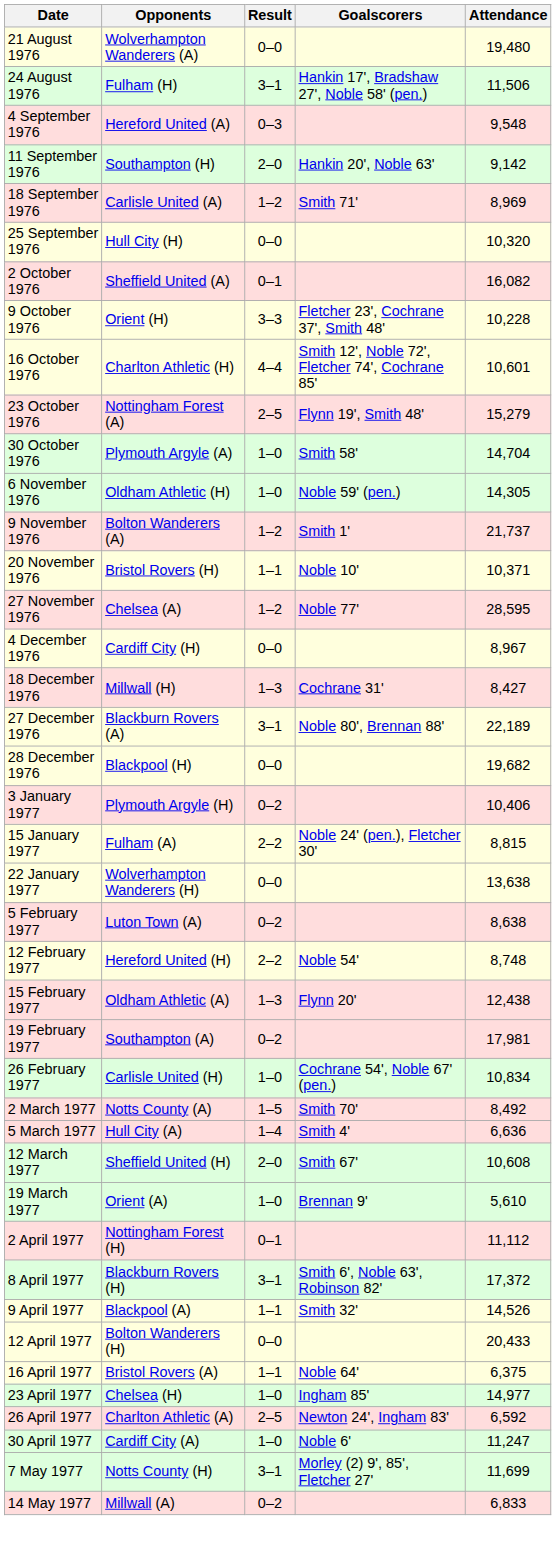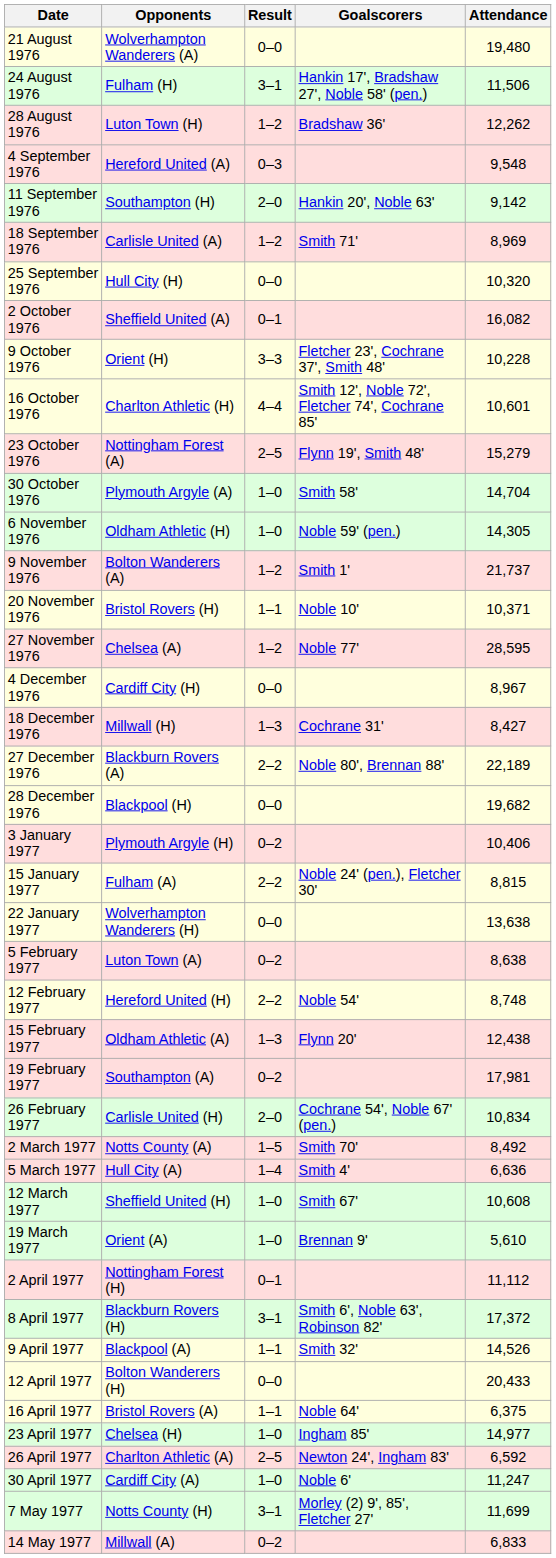+ row: (40, 124)
(270, 726) 3–1 -> (270, 765) 2–2
(270, 1078) 1–0 -> (270, 1117) 2–0
(270, 1162) 2–0 -> (270, 1201) 1–0
